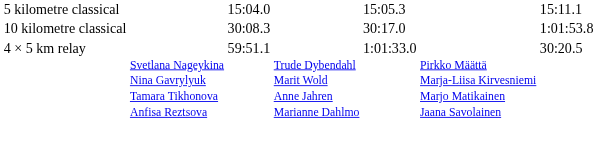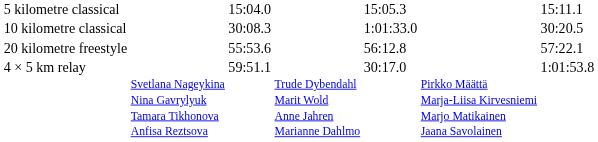(384, 28) 30:17.0 -> (390, 28) 1:01:33.0
(567, 28) 1:01:53.8 -> (562, 28) 30:20.5
+ row: (65, 48)
(390, 48) 1:01:33.0 -> (385, 67) 30:17.0
(561, 48) 30:20.5 -> (567, 67) 1:01:53.8
